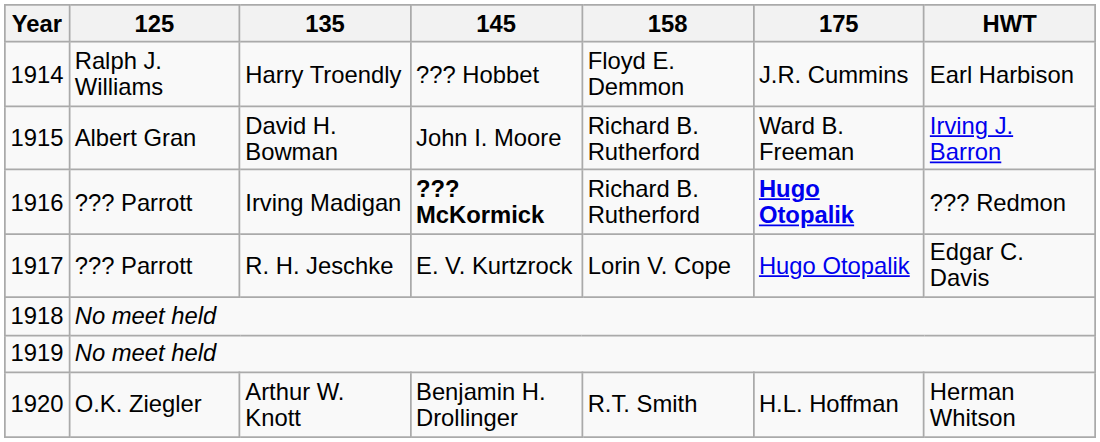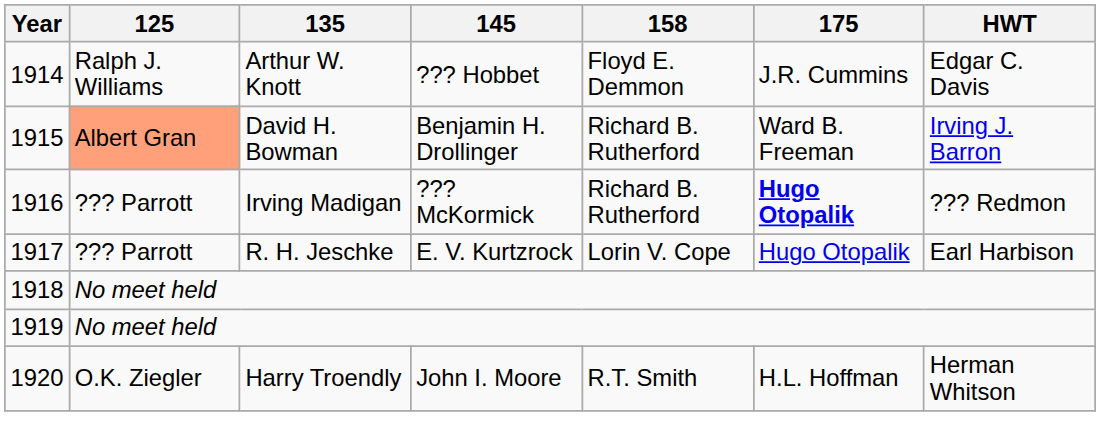(323, 74) Harry Troendly -> (295, 74) Arthur W. Knott
(1002, 74) Earl Harbison -> (977, 74) Edgar C. Davis
(136, 138) no background -> (136, 138) lightsalmon background
(489, 138) John I. Moore -> (481, 138) Benjamin H. Drollinger
(480, 201) bold -> (475, 201) normal
(977, 265) Edgar C. Davis -> (1002, 252) Earl Harbison
(295, 404) Arthur W. Knott -> (323, 378) Harry Troendly
(481, 404) Benjamin H. Drollinger -> (489, 378) John I. Moore
